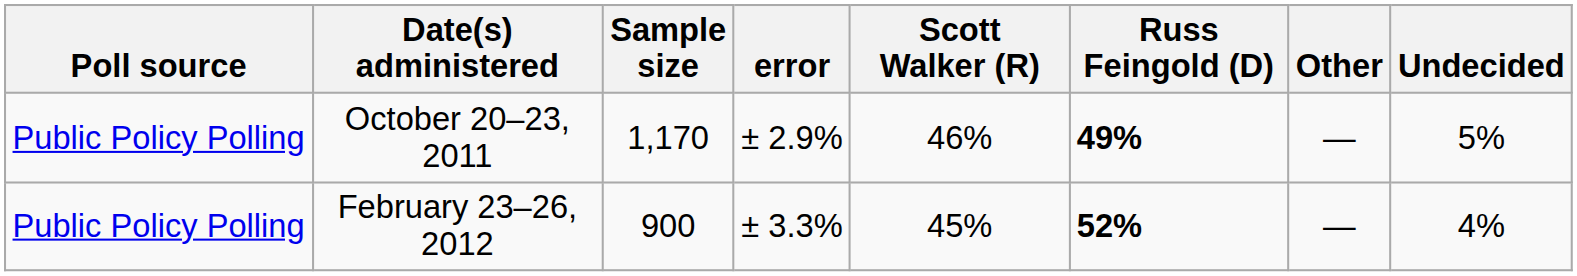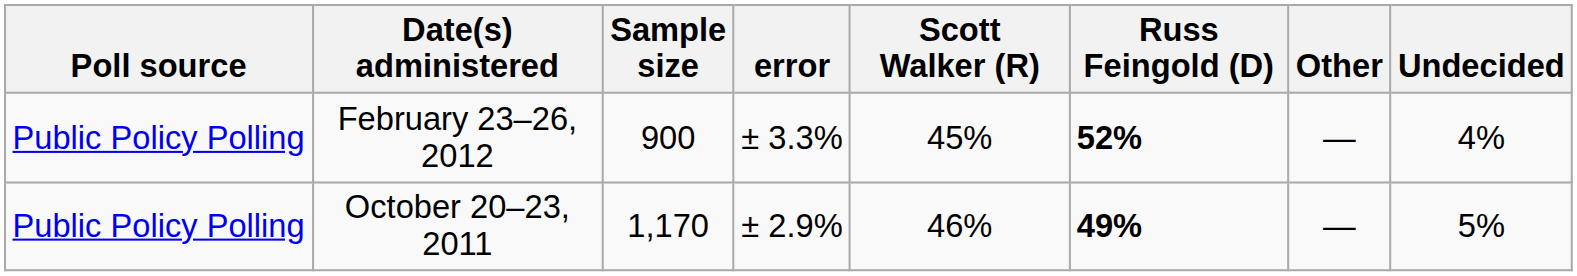rows swapped: (457, 225) <-> (457, 137)
